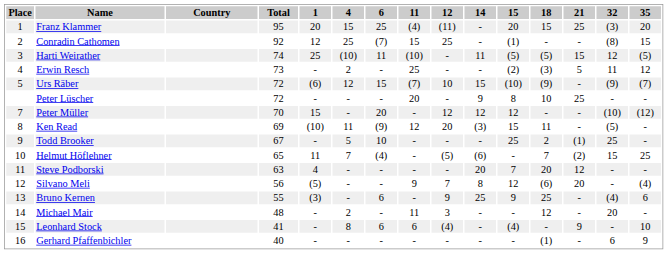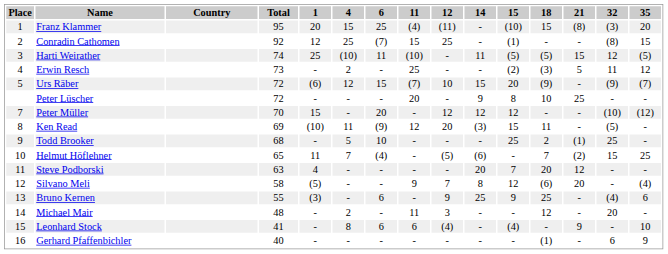(513, 27) 20 -> (513, 27) (10)
(579, 27) 25 -> (579, 27) (8)
(513, 84) (10) -> (513, 84) 20
(278, 141) 67 -> (278, 141) 68
(278, 184) 56 -> (278, 184) 58
